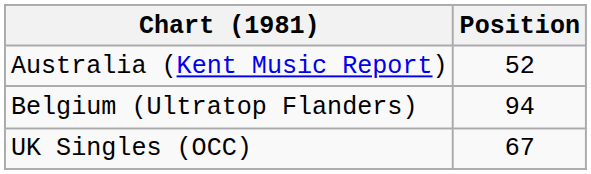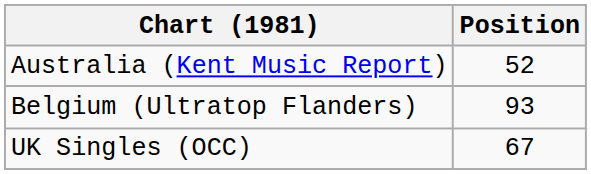(520, 107) 94 -> (520, 107) 93
